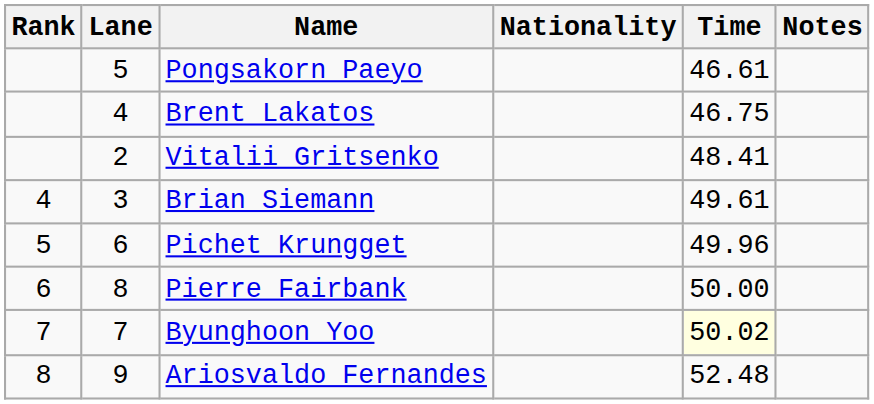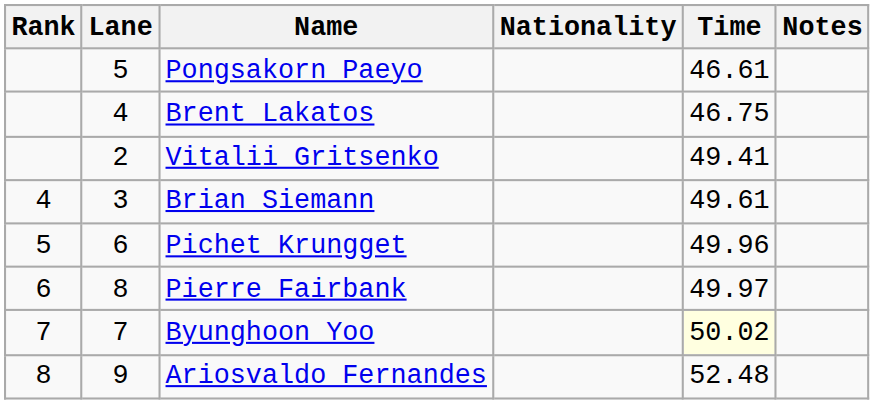(729, 158) 48.41 -> (729, 158) 49.41
(729, 289) 50.00 -> (729, 289) 49.97
